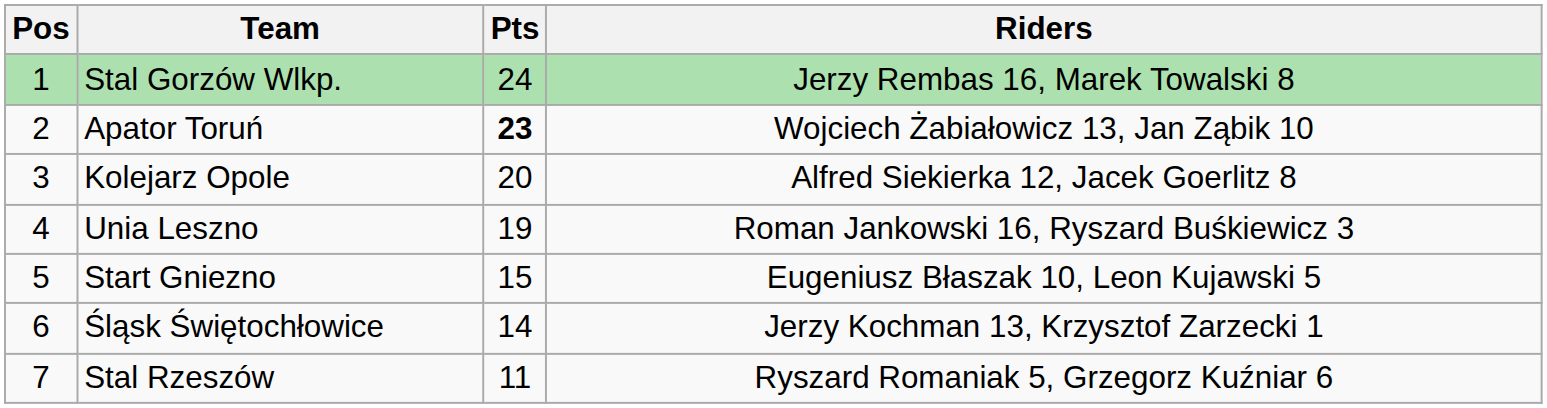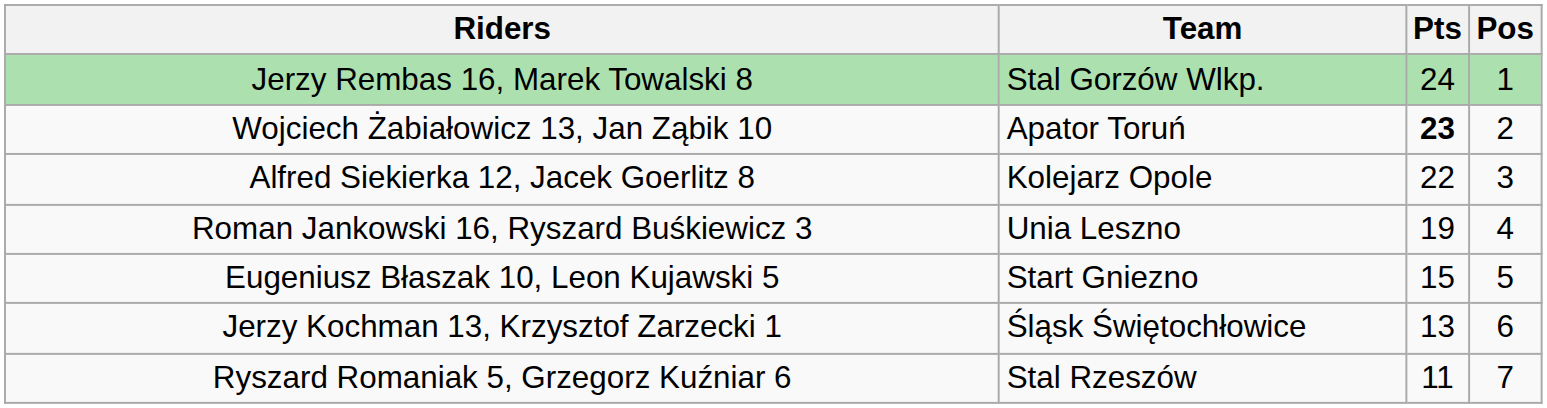columns swapped: (41, 29) <-> (1044, 29)
(515, 178) 20 -> (1438, 178) 22
(515, 327) 14 -> (1438, 327) 13
